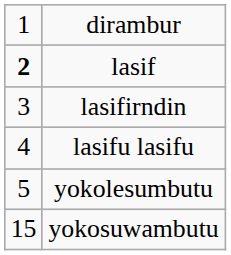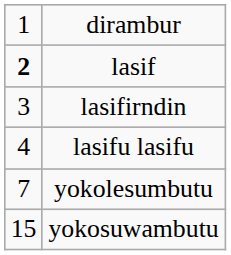(24, 188) 5 -> (24, 188) 7
